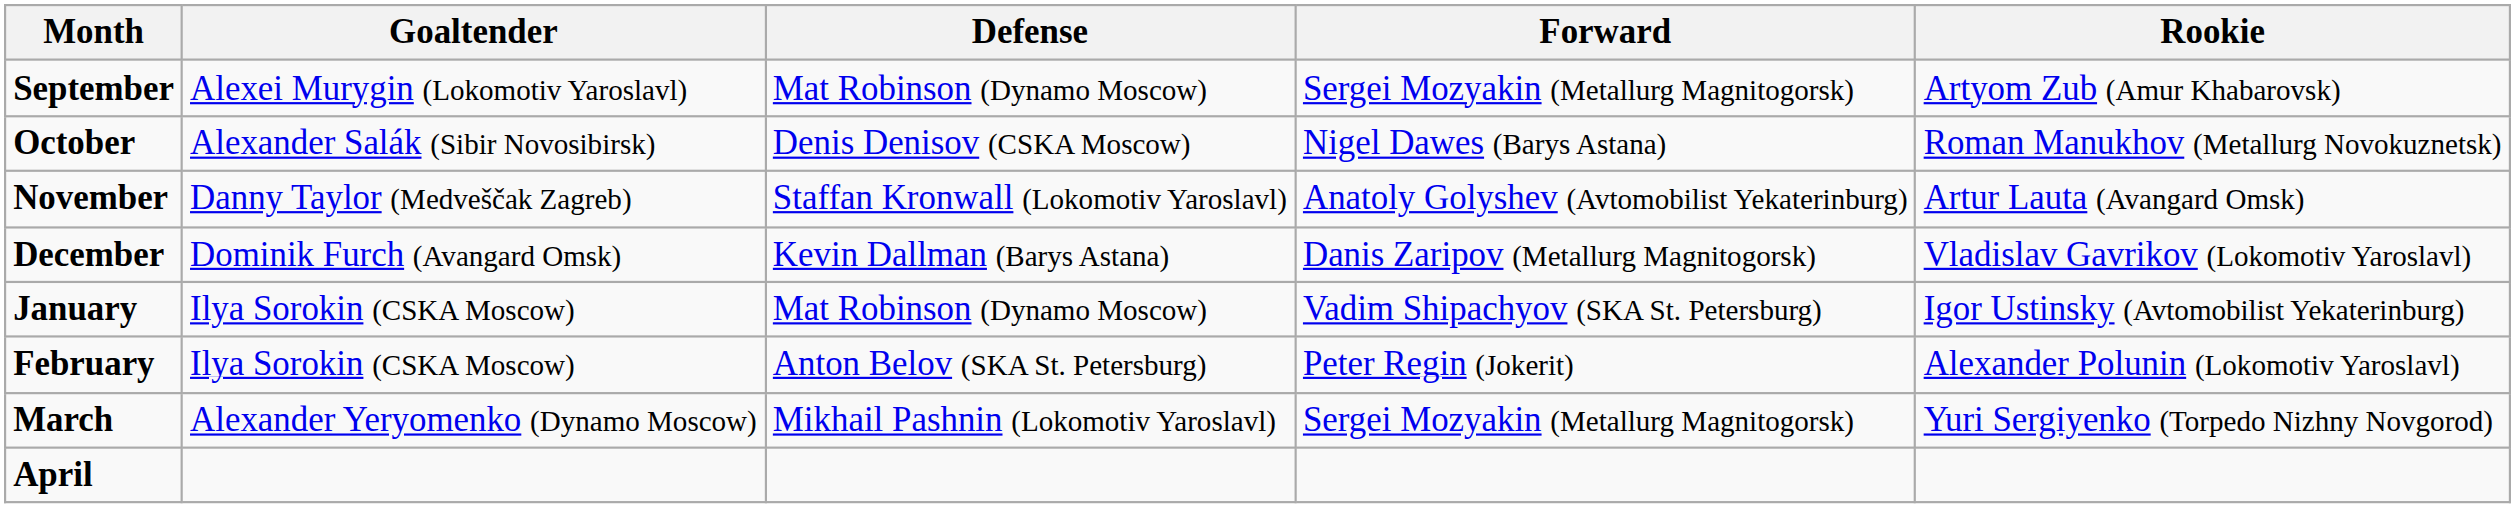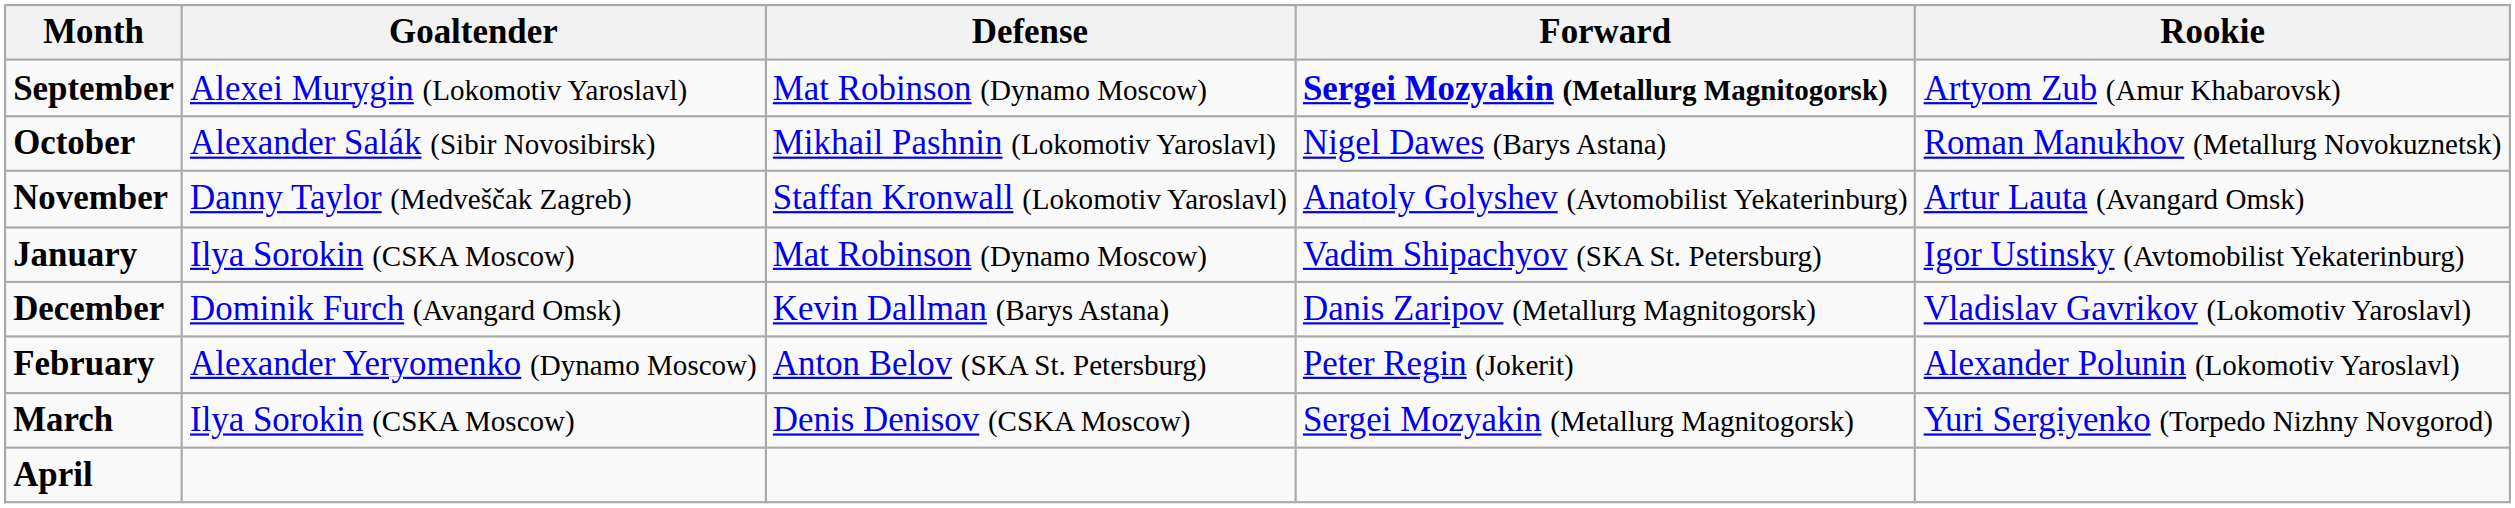(1578, 87) normal -> (1595, 87) bold
(982, 142) Denis Denisov (CSKA Moscow) -> (1024, 142) Mikhail Pashnin (Lokomotiv Yaroslavl)
rows swapped: (89, 253) <-> (75, 308)
(382, 364) Ilya Sorokin (CSKA Moscow) -> (473, 364) Alexander Yeryomenko (Dynamo Moscow)
(473, 419) Alexander Yeryomenko (Dynamo Moscow) -> (382, 419) Ilya Sorokin (CSKA Moscow)
(1024, 419) Mikhail Pashnin (Lokomotiv Yaroslavl) -> (982, 419) Denis Denisov (CSKA Moscow)
